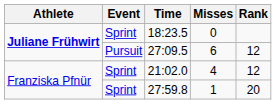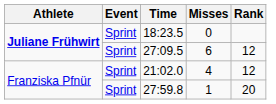(124, 52) Pursuit -> (121, 52) Sprint
